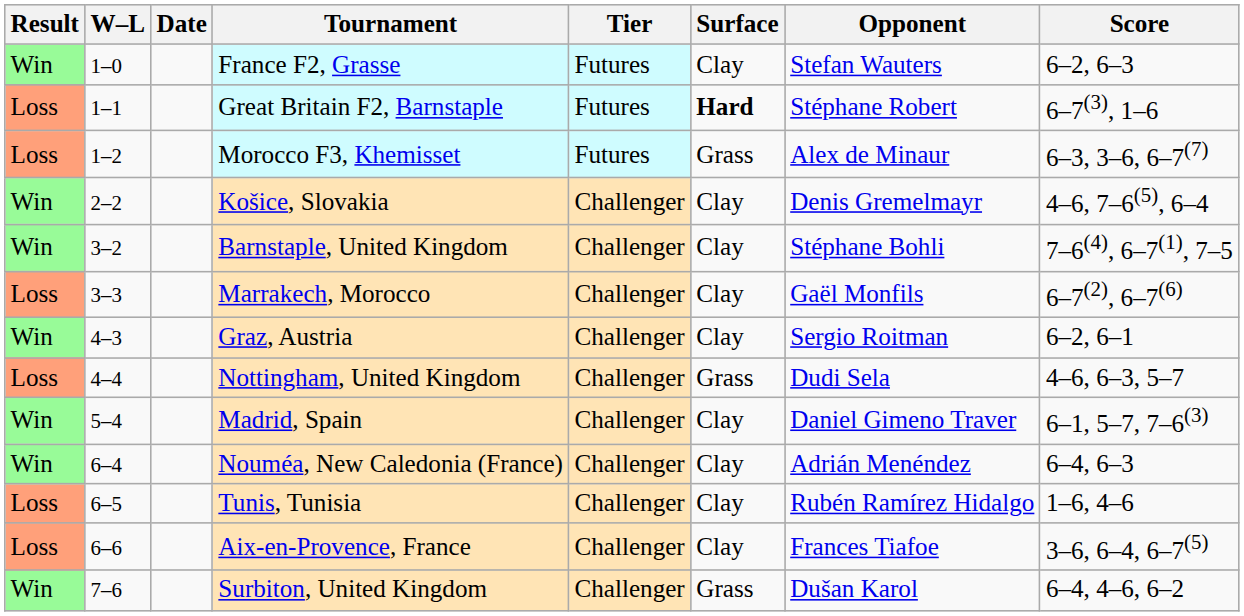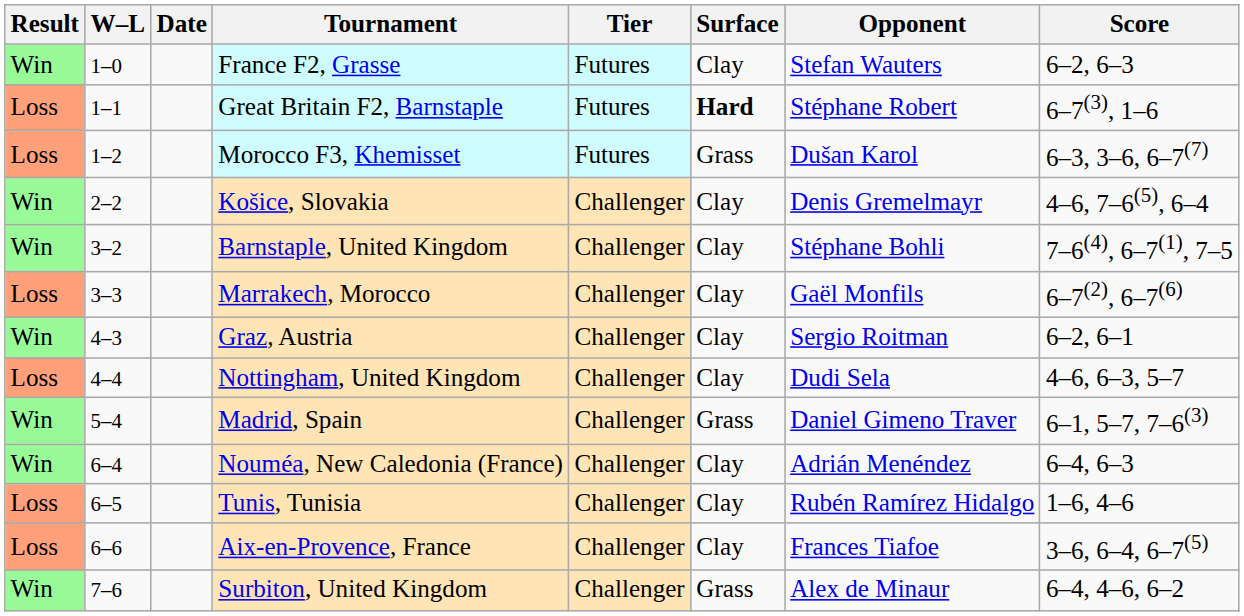(870, 154) Alex de Minaur -> (854, 154) Dušan Karol
(725, 377) Grass -> (720, 377) Clay
(720, 420) Clay -> (725, 420) Grass
(854, 589) Dušan Karol -> (870, 589) Alex de Minaur
